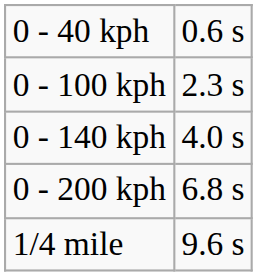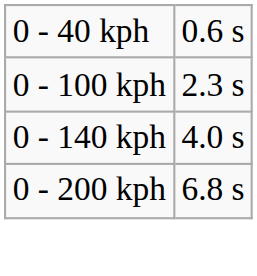- row: (68, 243)
